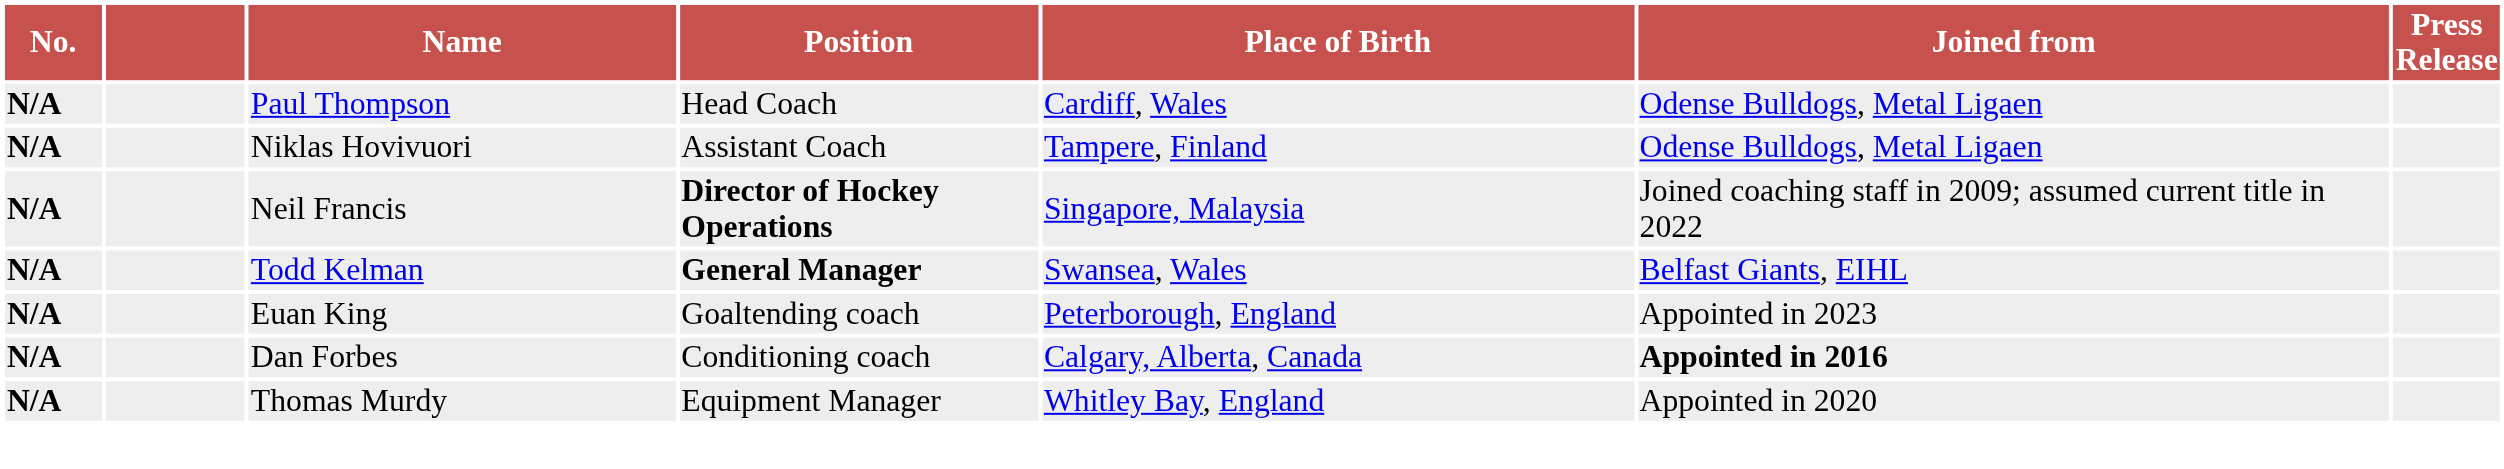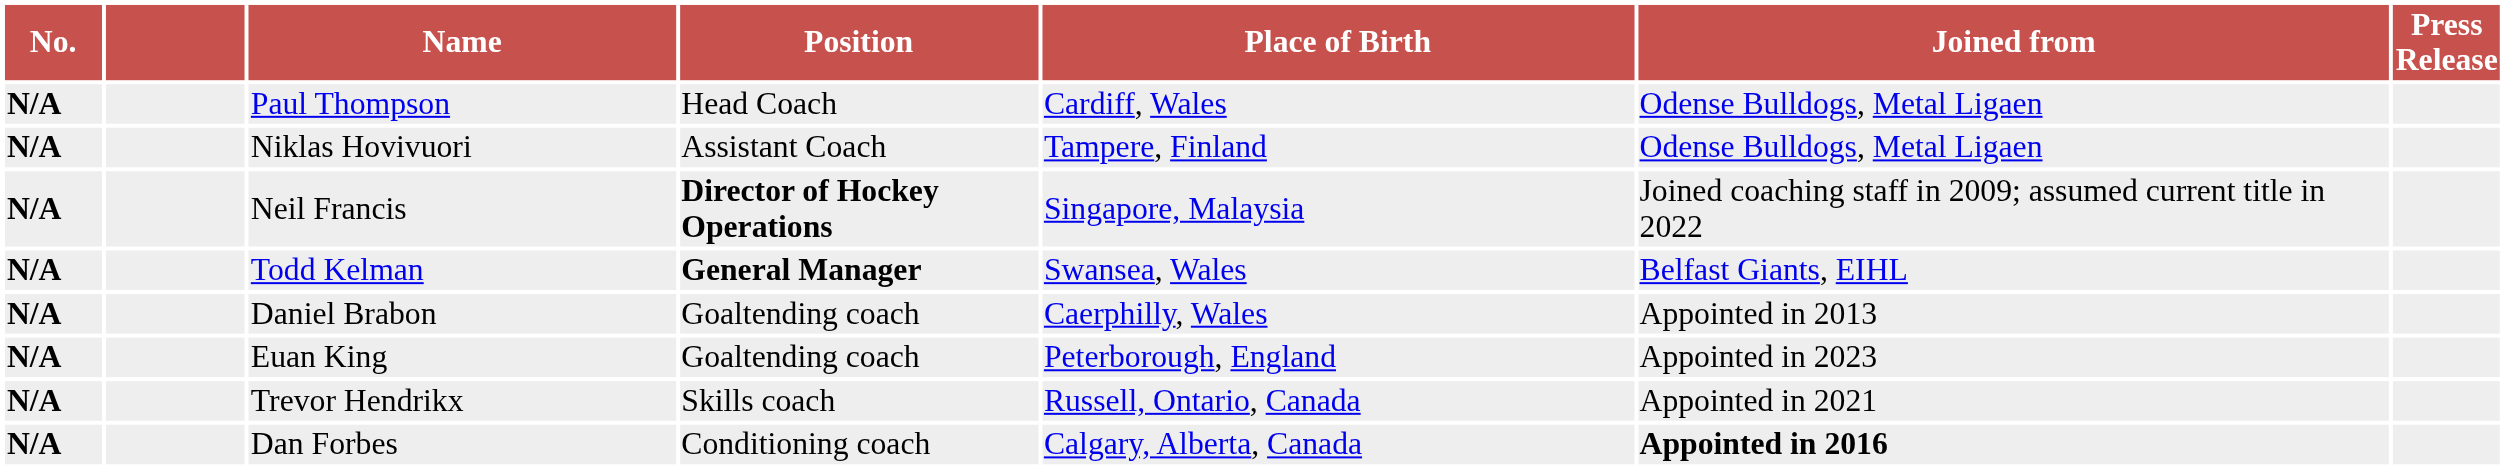+ row: (344, 313)
+ row: (357, 400)
- row: (349, 400)
